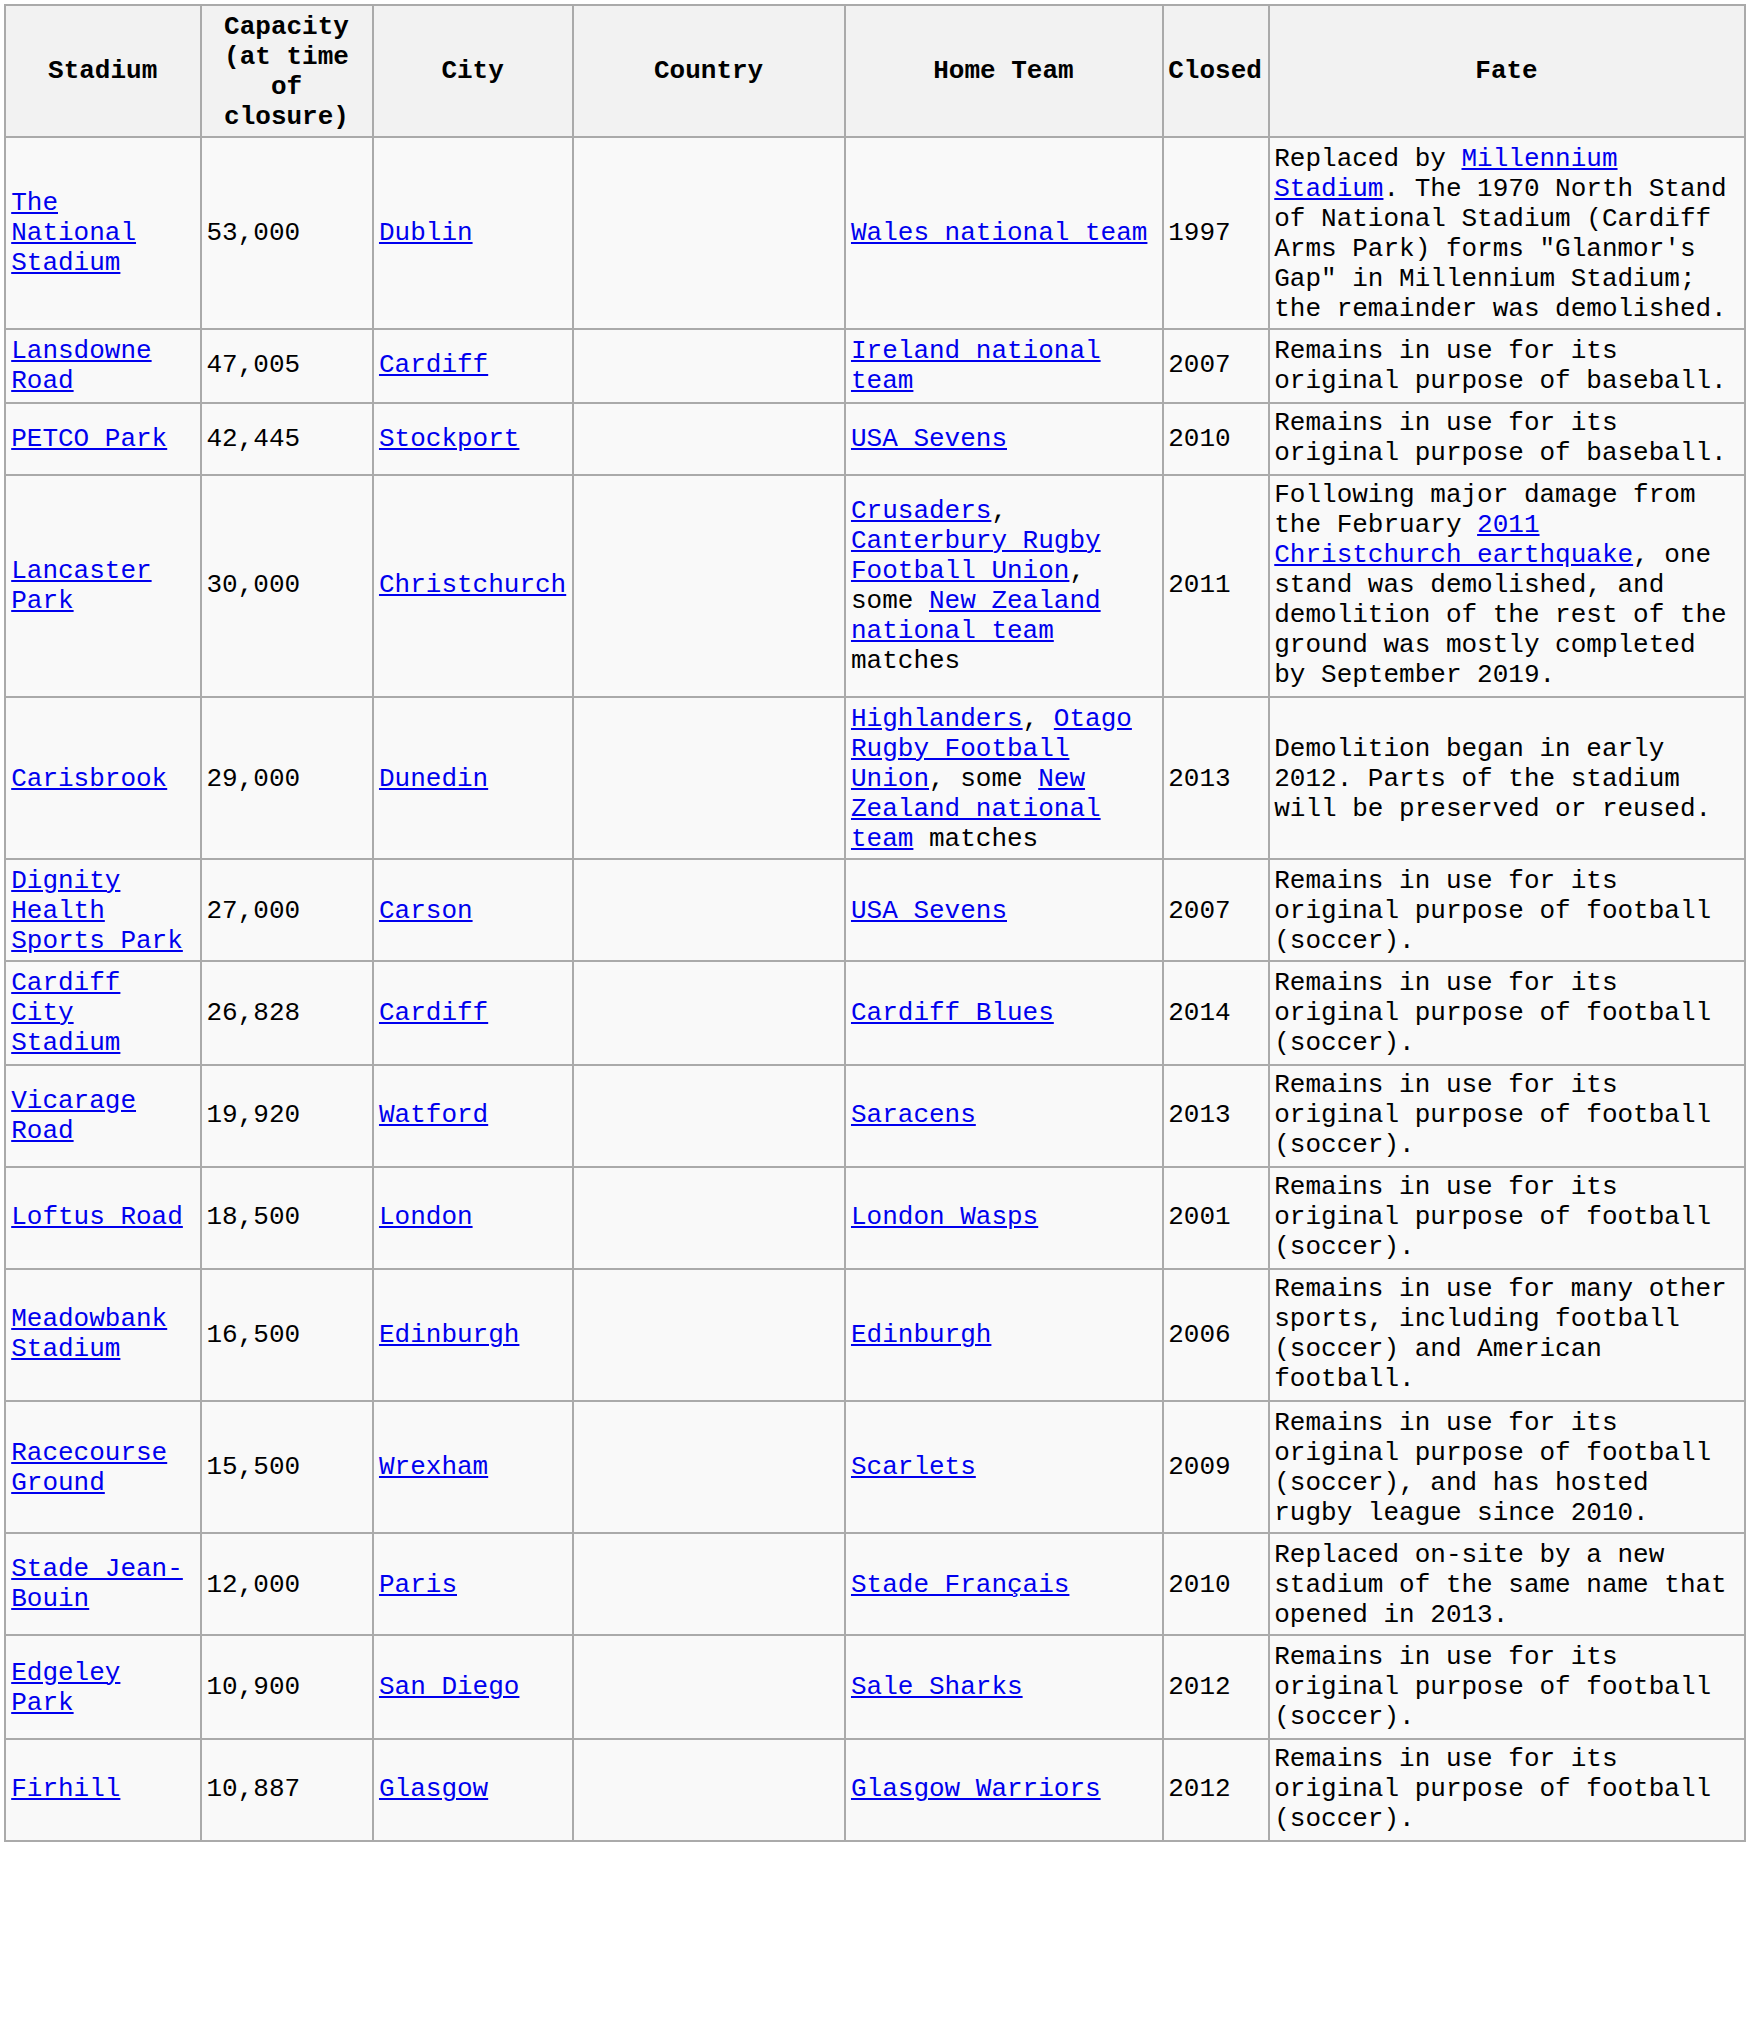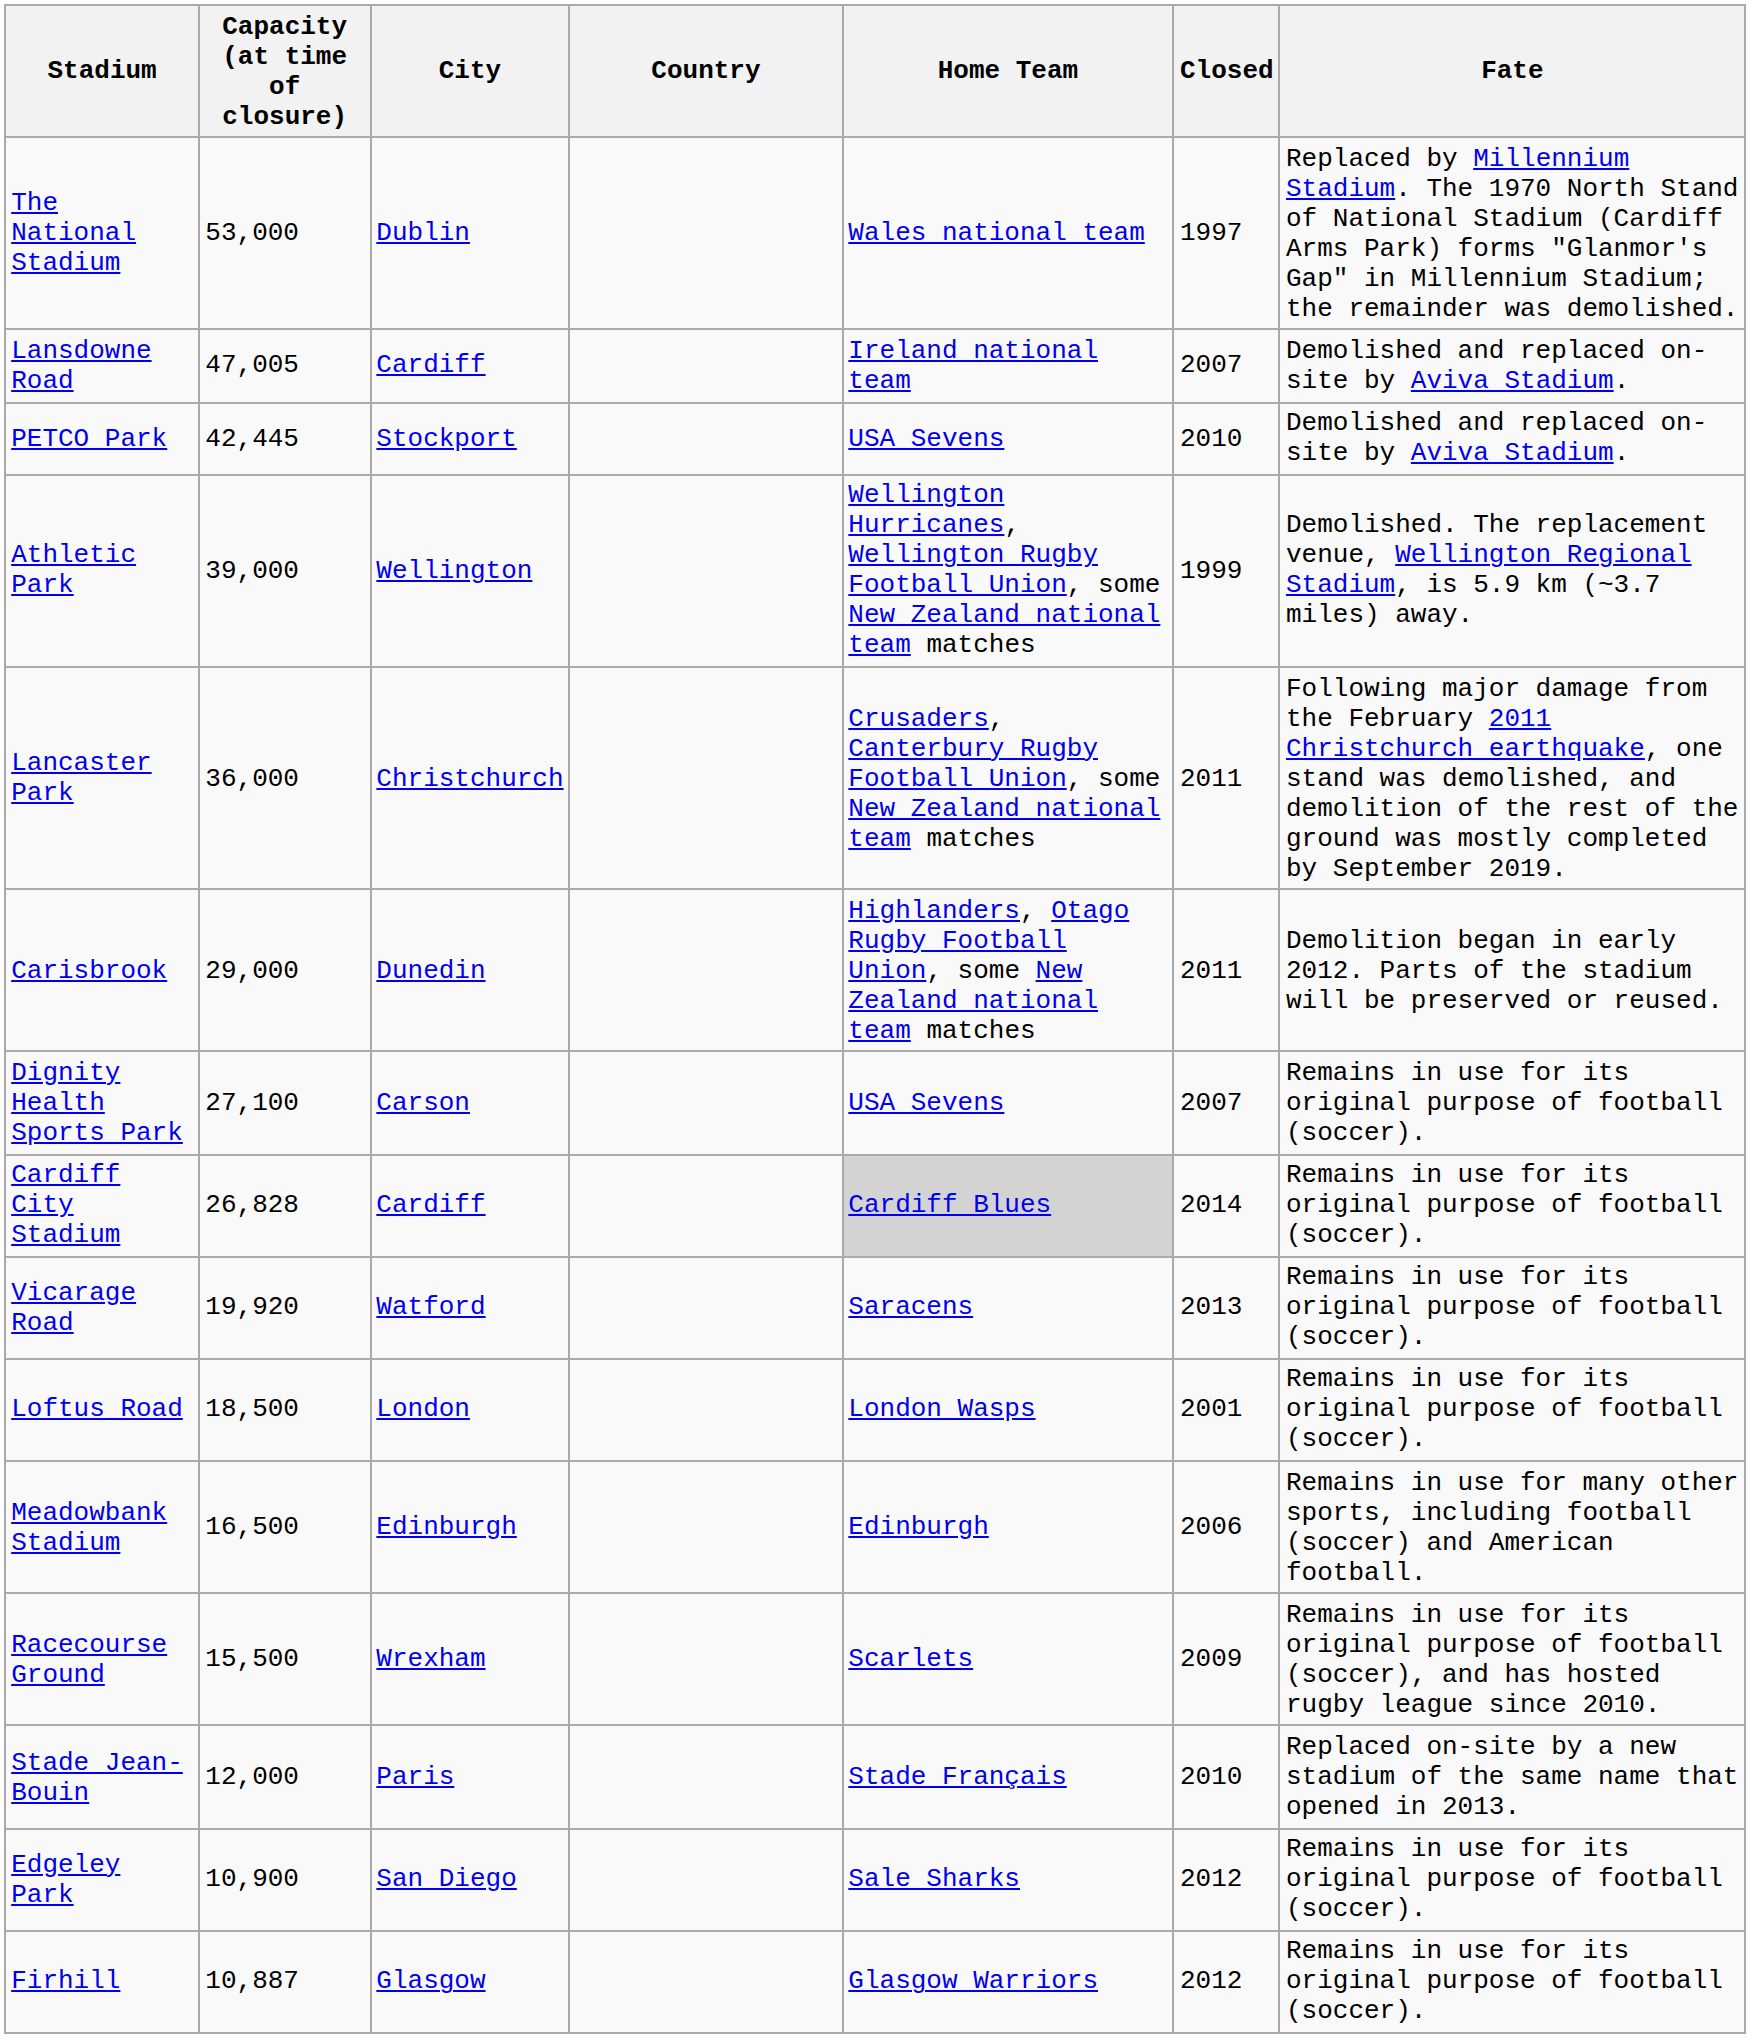(1500, 366) Remains in use for its original purpose of baseball. -> (1497, 366) Demolished and replaced on-site by Aviva Stadium.
(1500, 438) Remains in use for its original purpose of baseball. -> (1497, 438) Demolished and replaced on-site by Aviva Stadium.
+ row: (74, 571)
(253, 586) 30,000 -> (252, 778) 36,000
(1199, 778) 2013 -> (1211, 970) 2011
(253, 910) 27,000 -> (252, 1103) 27,100
(952, 1013) no background -> (950, 1205) lightgrey background
